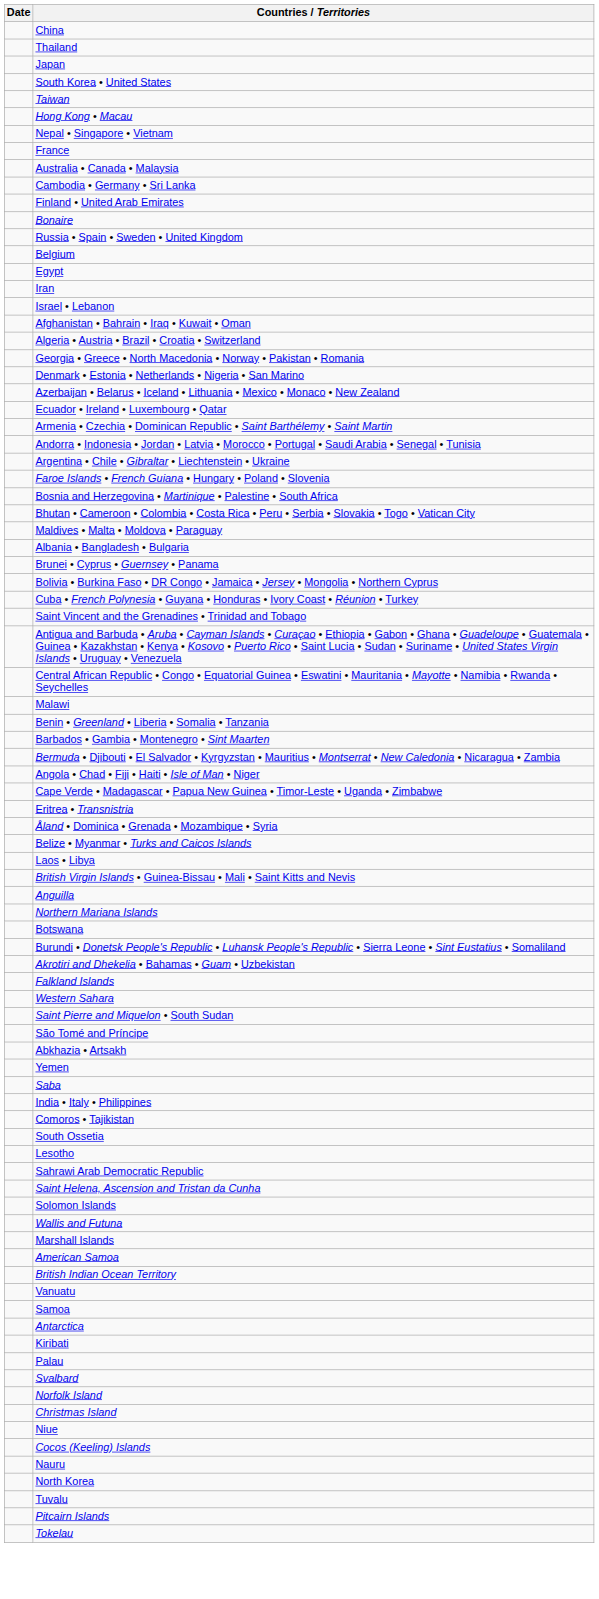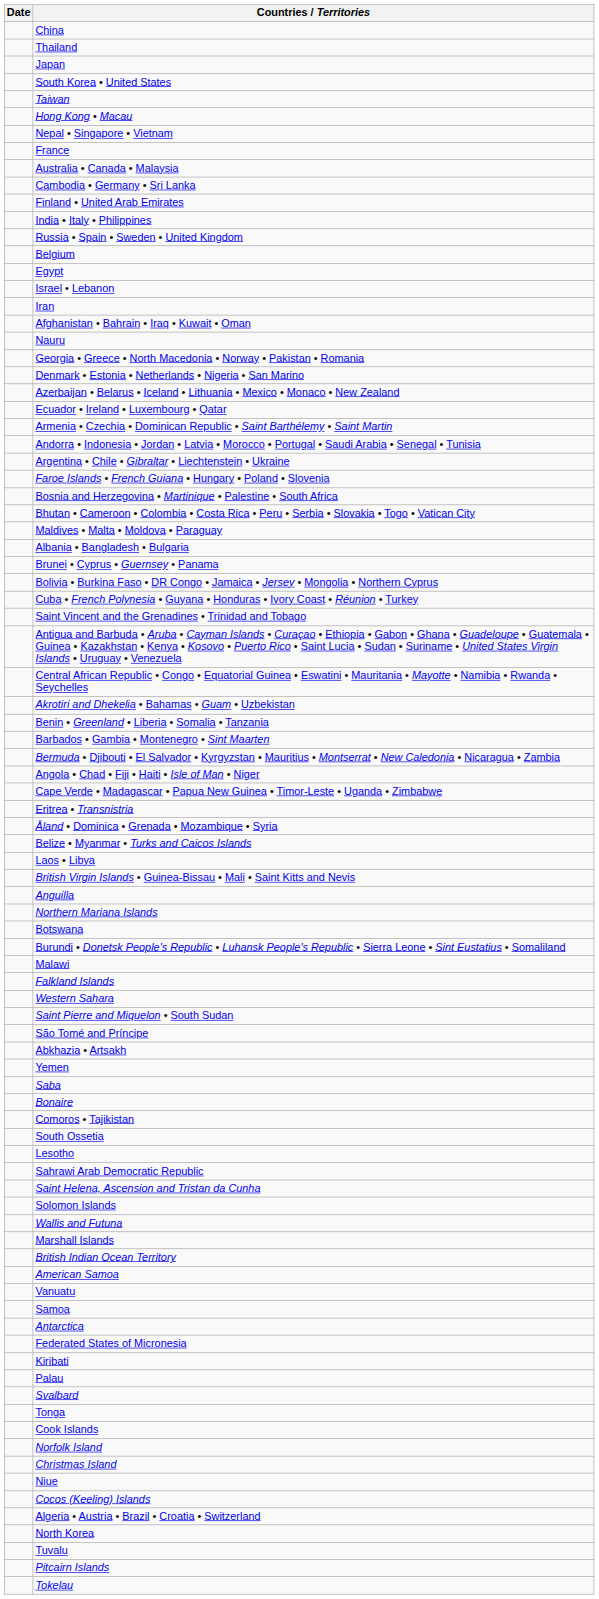rows swapped: (93, 1102) <-> (54, 220)
rows swapped: (45, 289) <-> (75, 306)
rows swapped: (148, 340) <-> (50, 1464)
rows swapped: (165, 964) <-> (52, 705)
rows swapped: (106, 1274) <-> (77, 1257)
+ row: (111, 1343)
+ row: (50, 1412)
+ row: (67, 1430)
